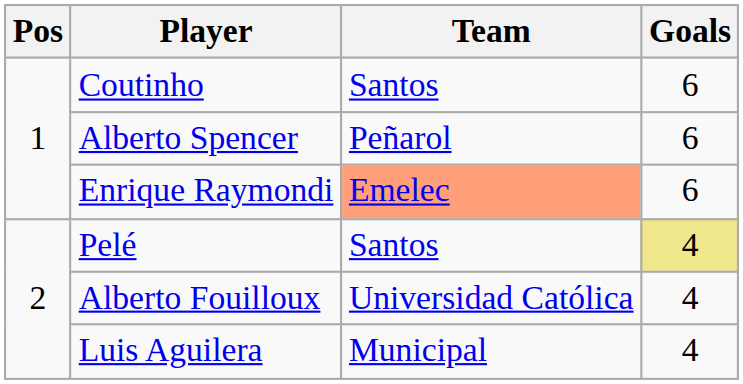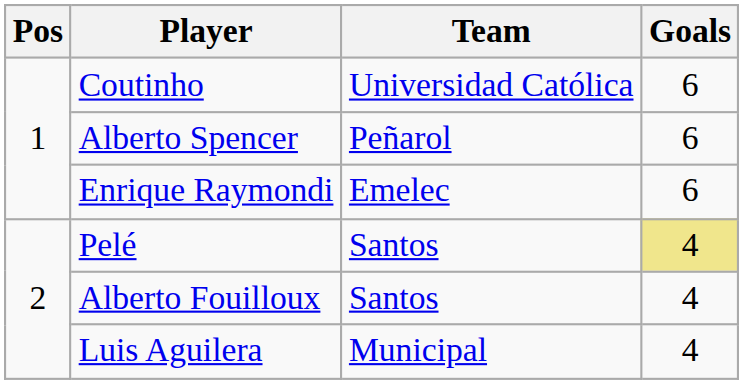(394, 84) Santos -> (491, 84) Universidad Católica
(399, 191) lightsalmon background -> (399, 191) no background
(491, 297) Universidad Católica -> (394, 297) Santos
